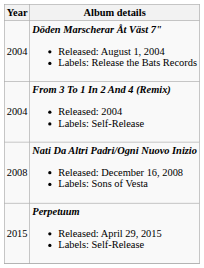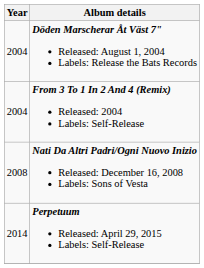(17, 233) 2015 -> (17, 233) 2014
